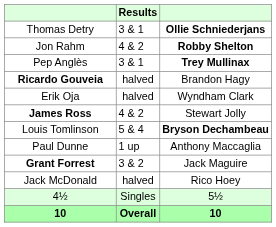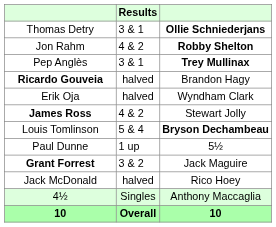(216, 146) Anthony Maccaglia -> (216, 146) 5½
(216, 197) 5½ -> (216, 197) Anthony Maccaglia
